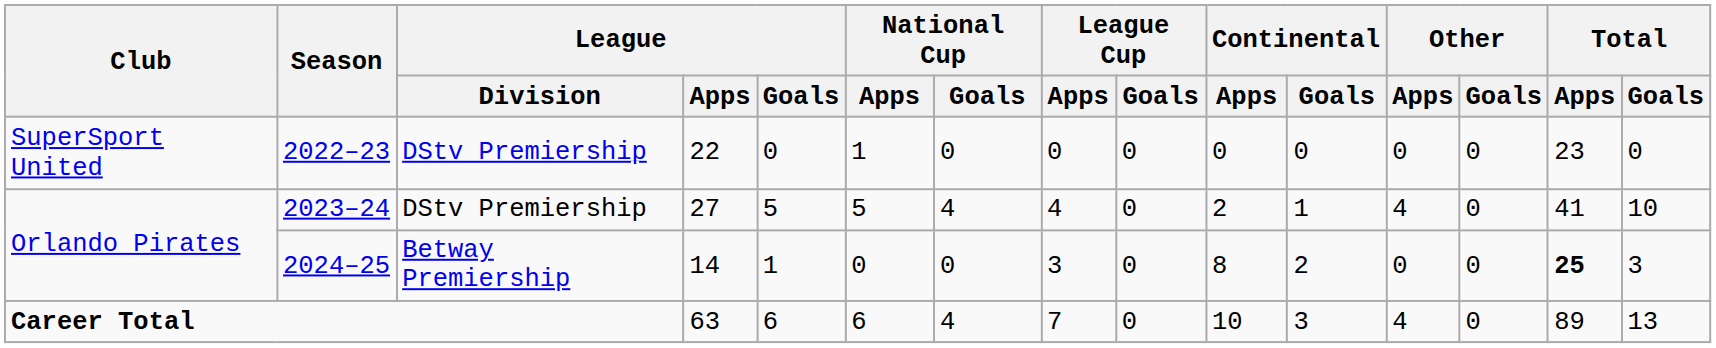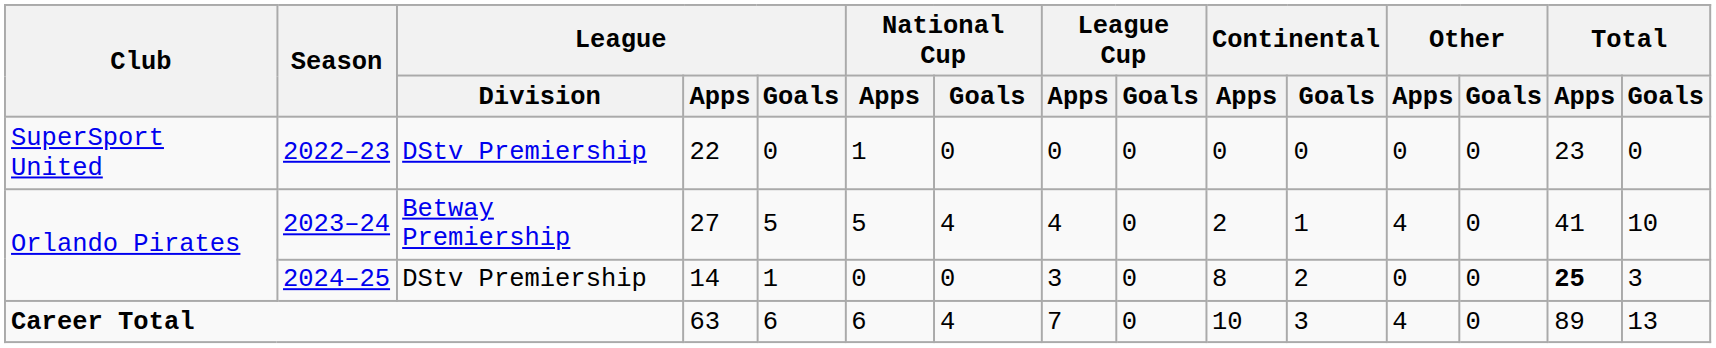(524, 209) DStv Premiership -> (486, 224) Betway Premiership
(486, 265) Betway Premiership -> (524, 280) DStv Premiership
